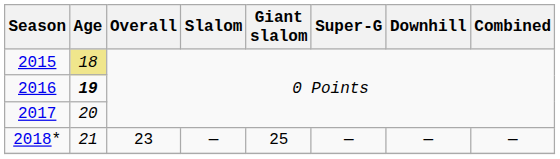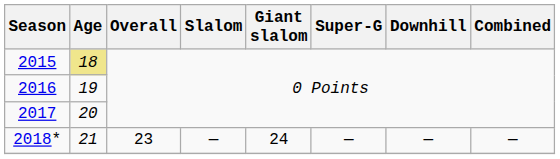(88, 88) bold -> (88, 88) normal
(279, 140) 25 -> (279, 140) 24
